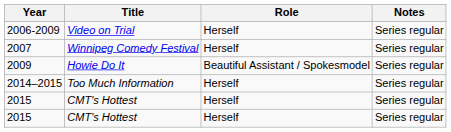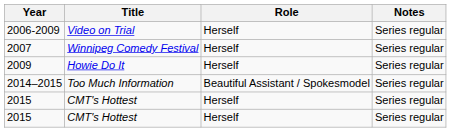(287, 65) Beautiful Assistant / Spokesmodel -> (221, 65) Herself
(221, 83) Herself -> (287, 83) Beautiful Assistant / Spokesmodel
